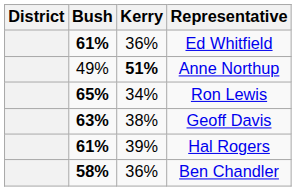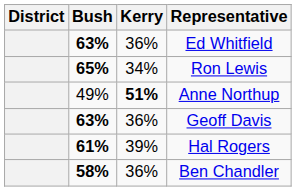(92, 43) 61% -> (92, 43) 63%
rows swapped: (229, 95) <-> (229, 69)
(142, 120) 38% -> (142, 120) 36%
